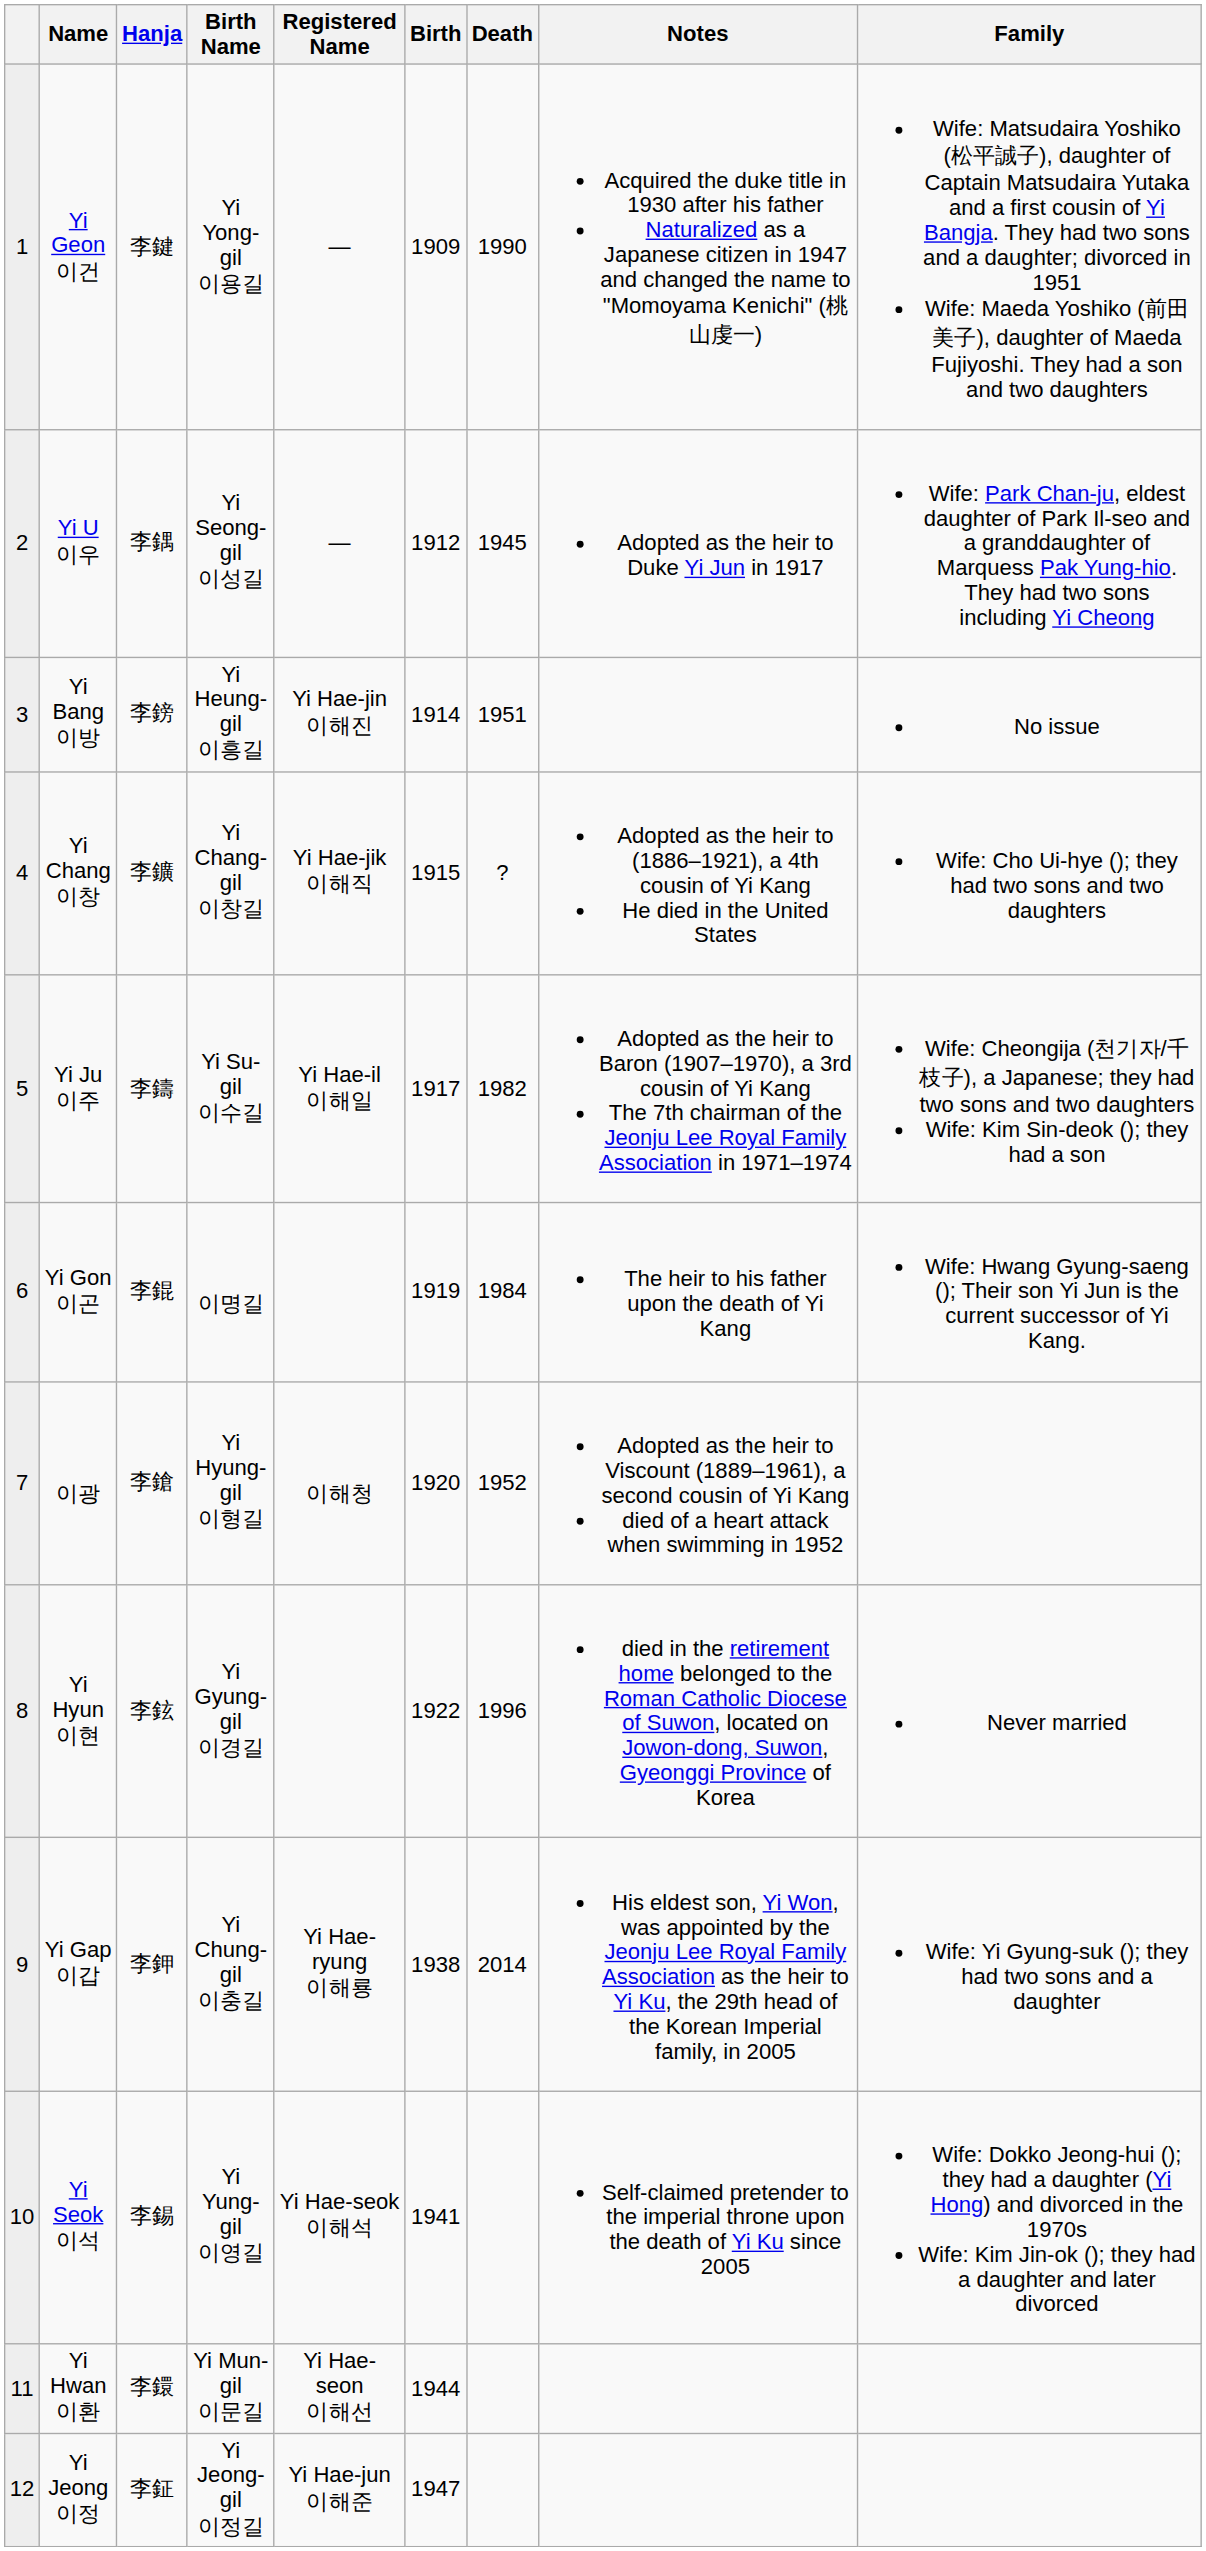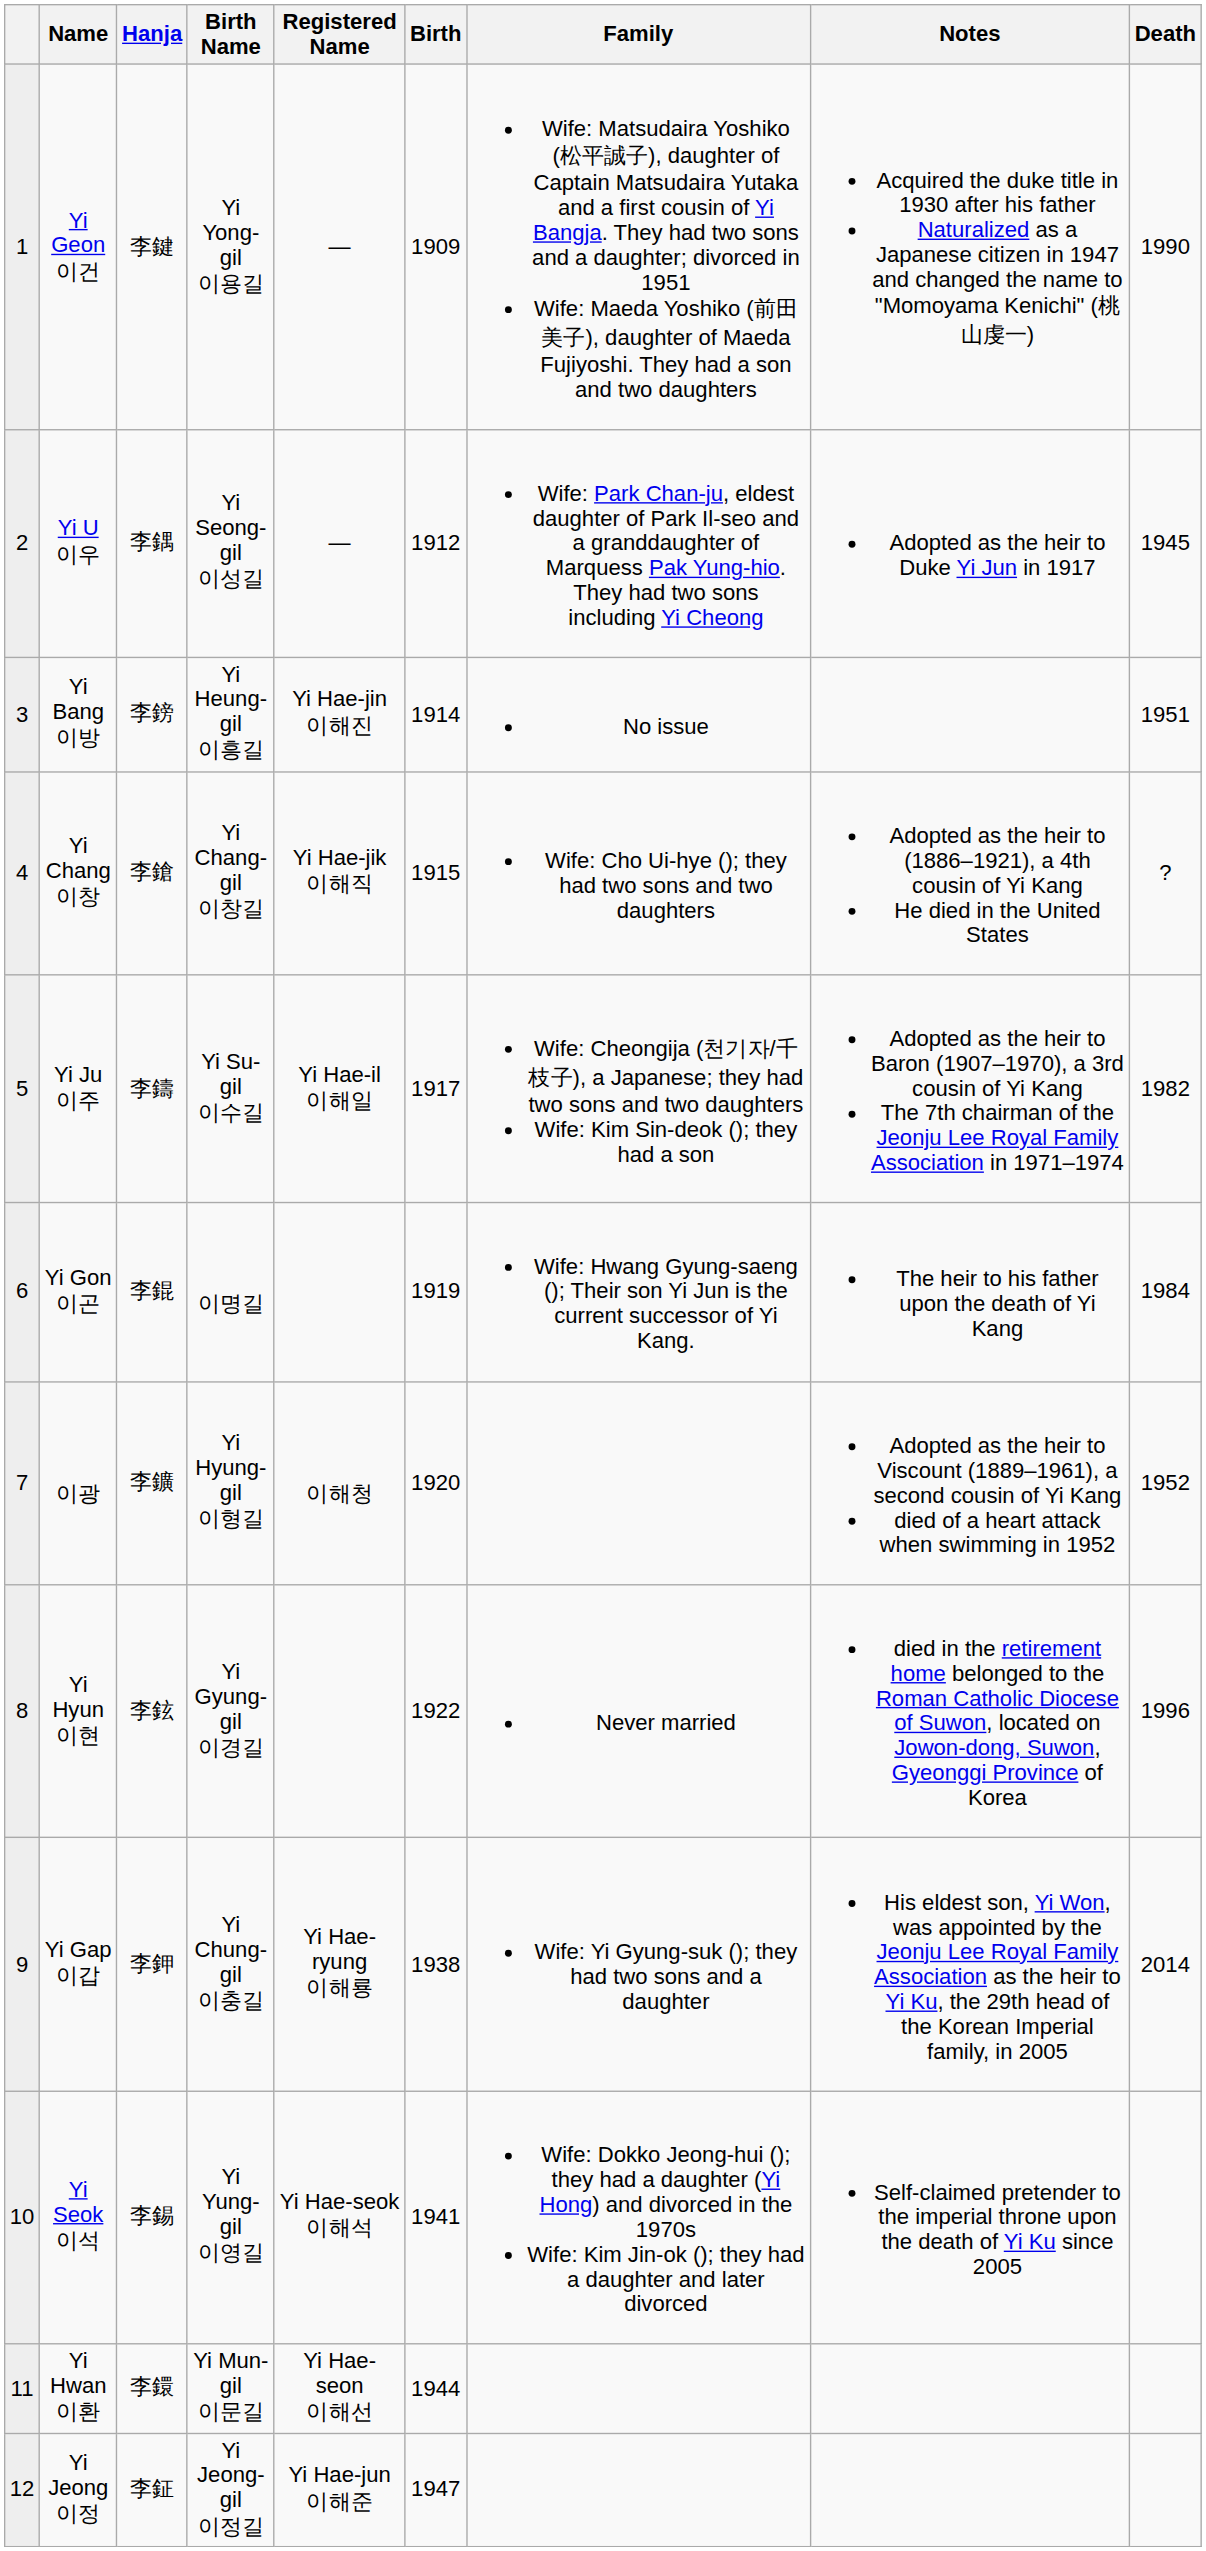columns swapped: (502, 34) <-> (1029, 34)
(152, 872) 李鑛 -> (152, 872) 李鎗
(152, 1482) 李鎗 -> (152, 1482) 李鑛
